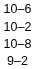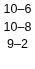- row: (17, 26)
